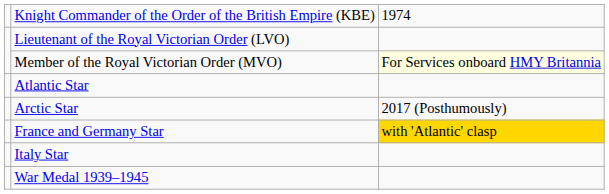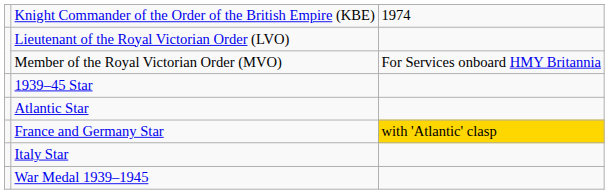(491, 62) lightyellow background -> (491, 62) no background
+ row: (54, 85)
- row: (46, 108)
